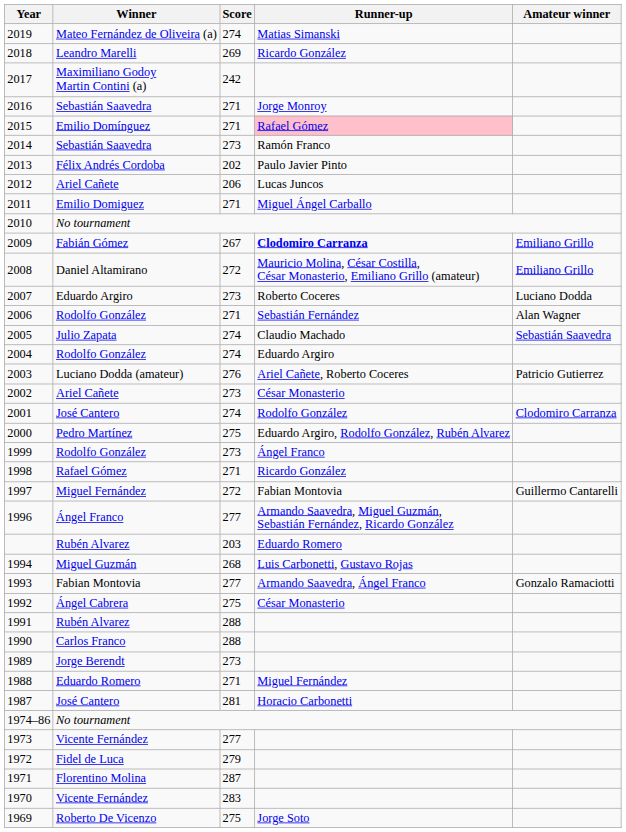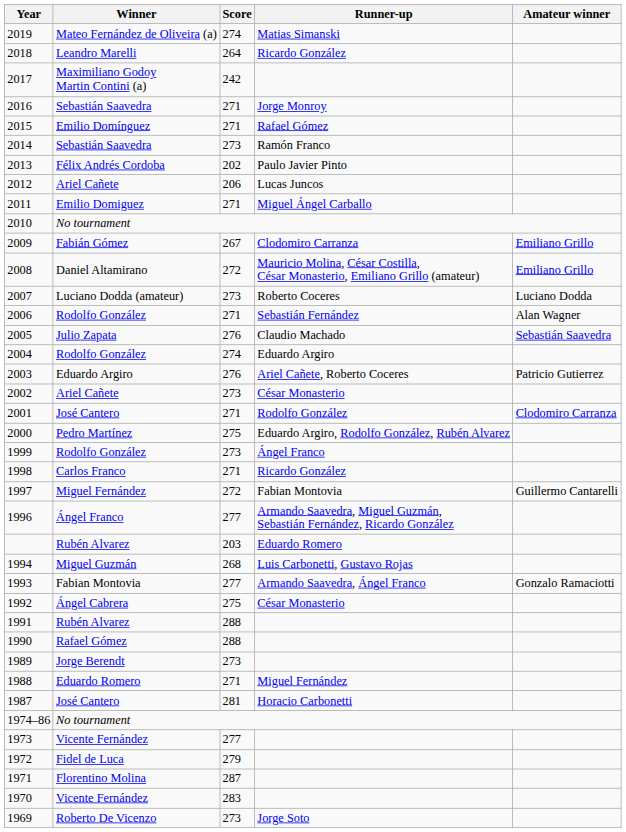(232, 53) 269 -> (232, 53) 264
(293, 125) pink background -> (293, 125) no background
(313, 243) bold -> (308, 243) normal
(94, 295) Eduardo Argiro -> (120, 295) Luciano Dodda (amateur)
(232, 335) 274 -> (232, 335) 276
(120, 374) Luciano Dodda (amateur) -> (94, 374) Eduardo Argiro
(232, 413) 274 -> (232, 413) 271
(91, 471) Rafael Gómez -> (91, 471) Carlos Franco
(91, 642) Carlos Franco -> (91, 642) Rafael Gómez
(232, 817) 275 -> (232, 817) 273
